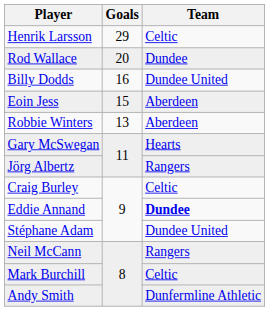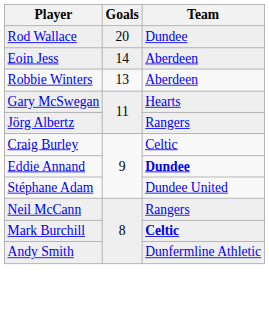- row: (50, 36)
- row: (41, 79)
(122, 101) 15 -> (122, 58) 14
(161, 274) normal -> (162, 230) bold
